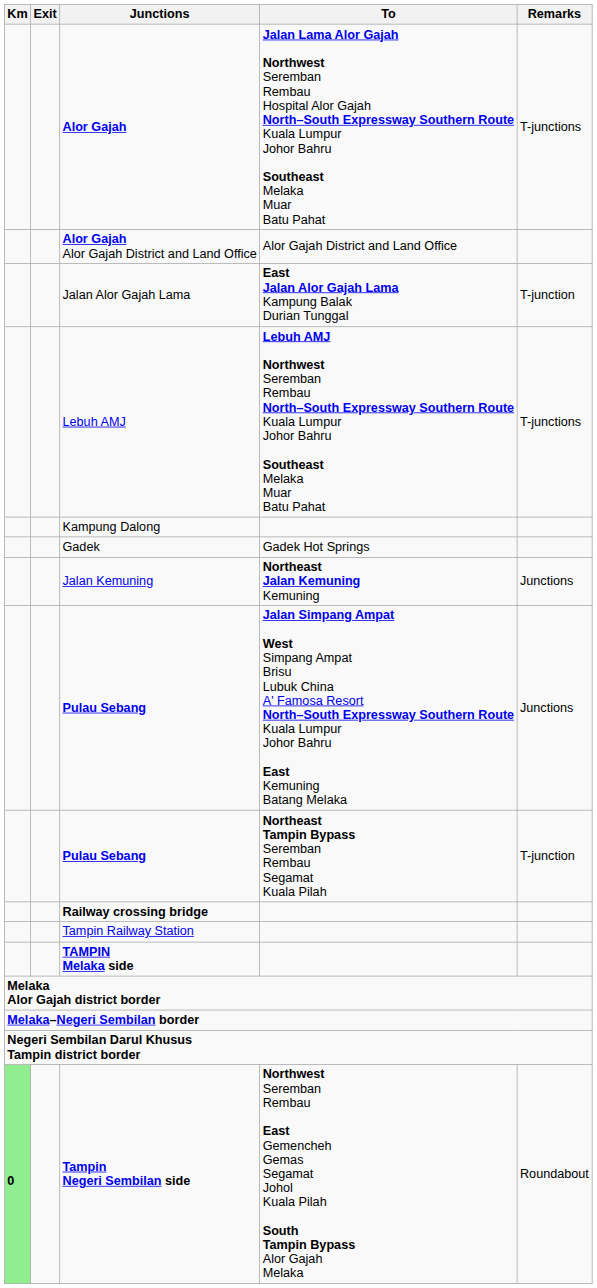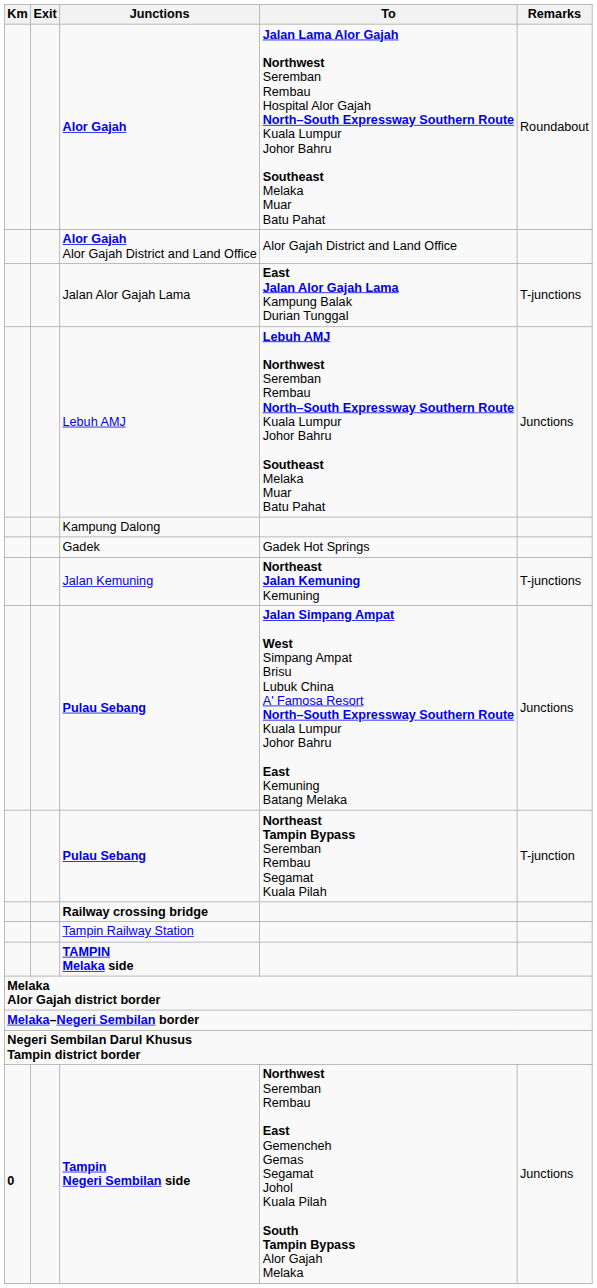(551, 126) T-junctions -> (554, 126) Roundabout
(547, 295) T-junction -> (551, 295) T-junctions
(551, 421) T-junctions -> (547, 421) Junctions
(547, 581) Junctions -> (551, 581) T-junctions
(11, 1181) lightgreen background -> (11, 1181) no background
(554, 1174) Roundabout -> (547, 1174) Junctions
